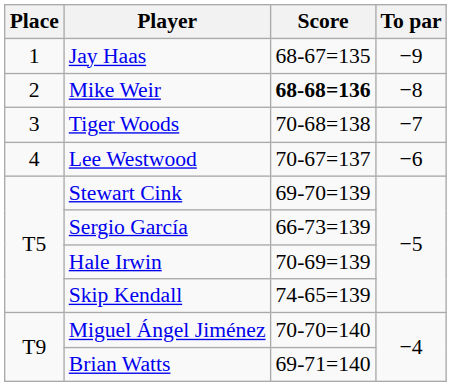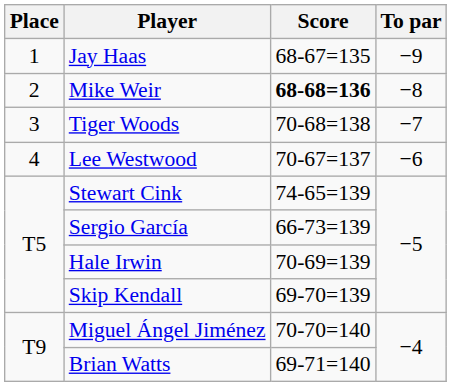(323, 192) 69-70=139 -> (323, 192) 74-65=139
(323, 295) 74-65=139 -> (323, 295) 69-70=139
